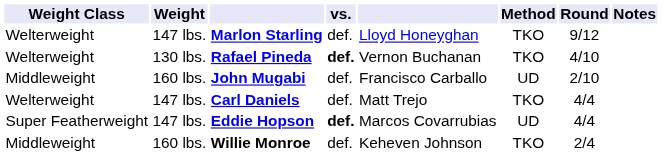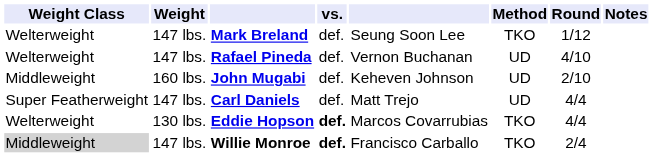- row: (267, 35)
+ row: (260, 35)
(179, 57) 130 lbs. -> (179, 57) 147 lbs.
(341, 57) bold -> (331, 57) normal
(528, 57) TKO -> (520, 57) UD
(423, 78) Francisco Carballo -> (412, 78) Keheven Johnson
(50, 100) Welterweight -> (77, 100) Super Featherweight
(528, 100) TKO -> (520, 100) UD
(77, 121) Super Featherweight -> (50, 121) Welterweight
(179, 121) 147 lbs. -> (179, 121) 130 lbs.
(528, 121) UD -> (520, 121) TKO
(50, 143) no background -> (50, 143) lightgrey background
(179, 143) 160 lbs. -> (179, 143) 147 lbs.
(340, 143) normal -> (332, 143) bold
(421, 143) Keheven Johnson -> (415, 143) Francisco Carballo
